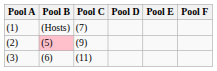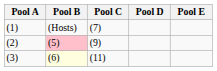- column: (195, 12)
(47, 58) no background -> (54, 58) lightyellow background
